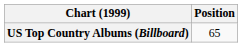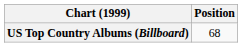(215, 32) 65 -> (215, 32) 68
